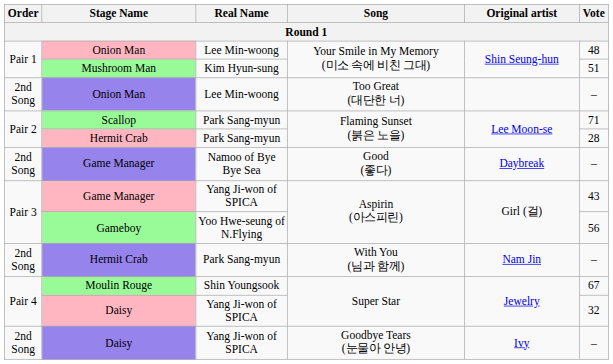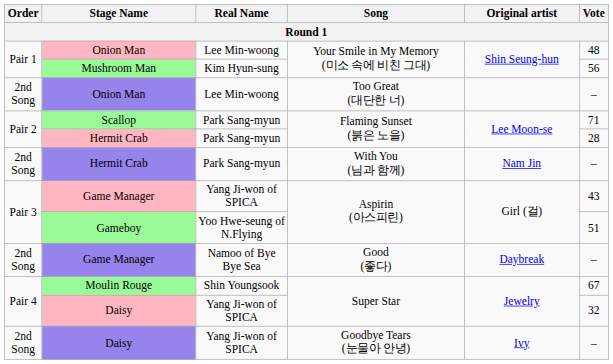(594, 68) 51 -> (594, 68) 56
rows swapped: (119, 260) <-> (119, 164)
(594, 227) 56 -> (594, 227) 51
